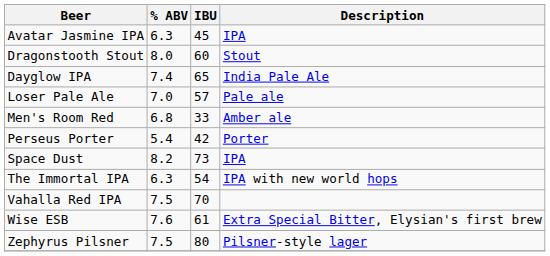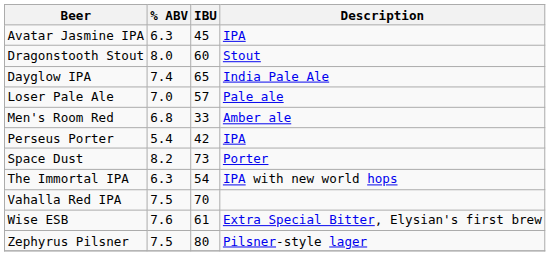(246, 138) Porter -> (234, 138) IPA
(234, 159) IPA -> (246, 159) Porter
